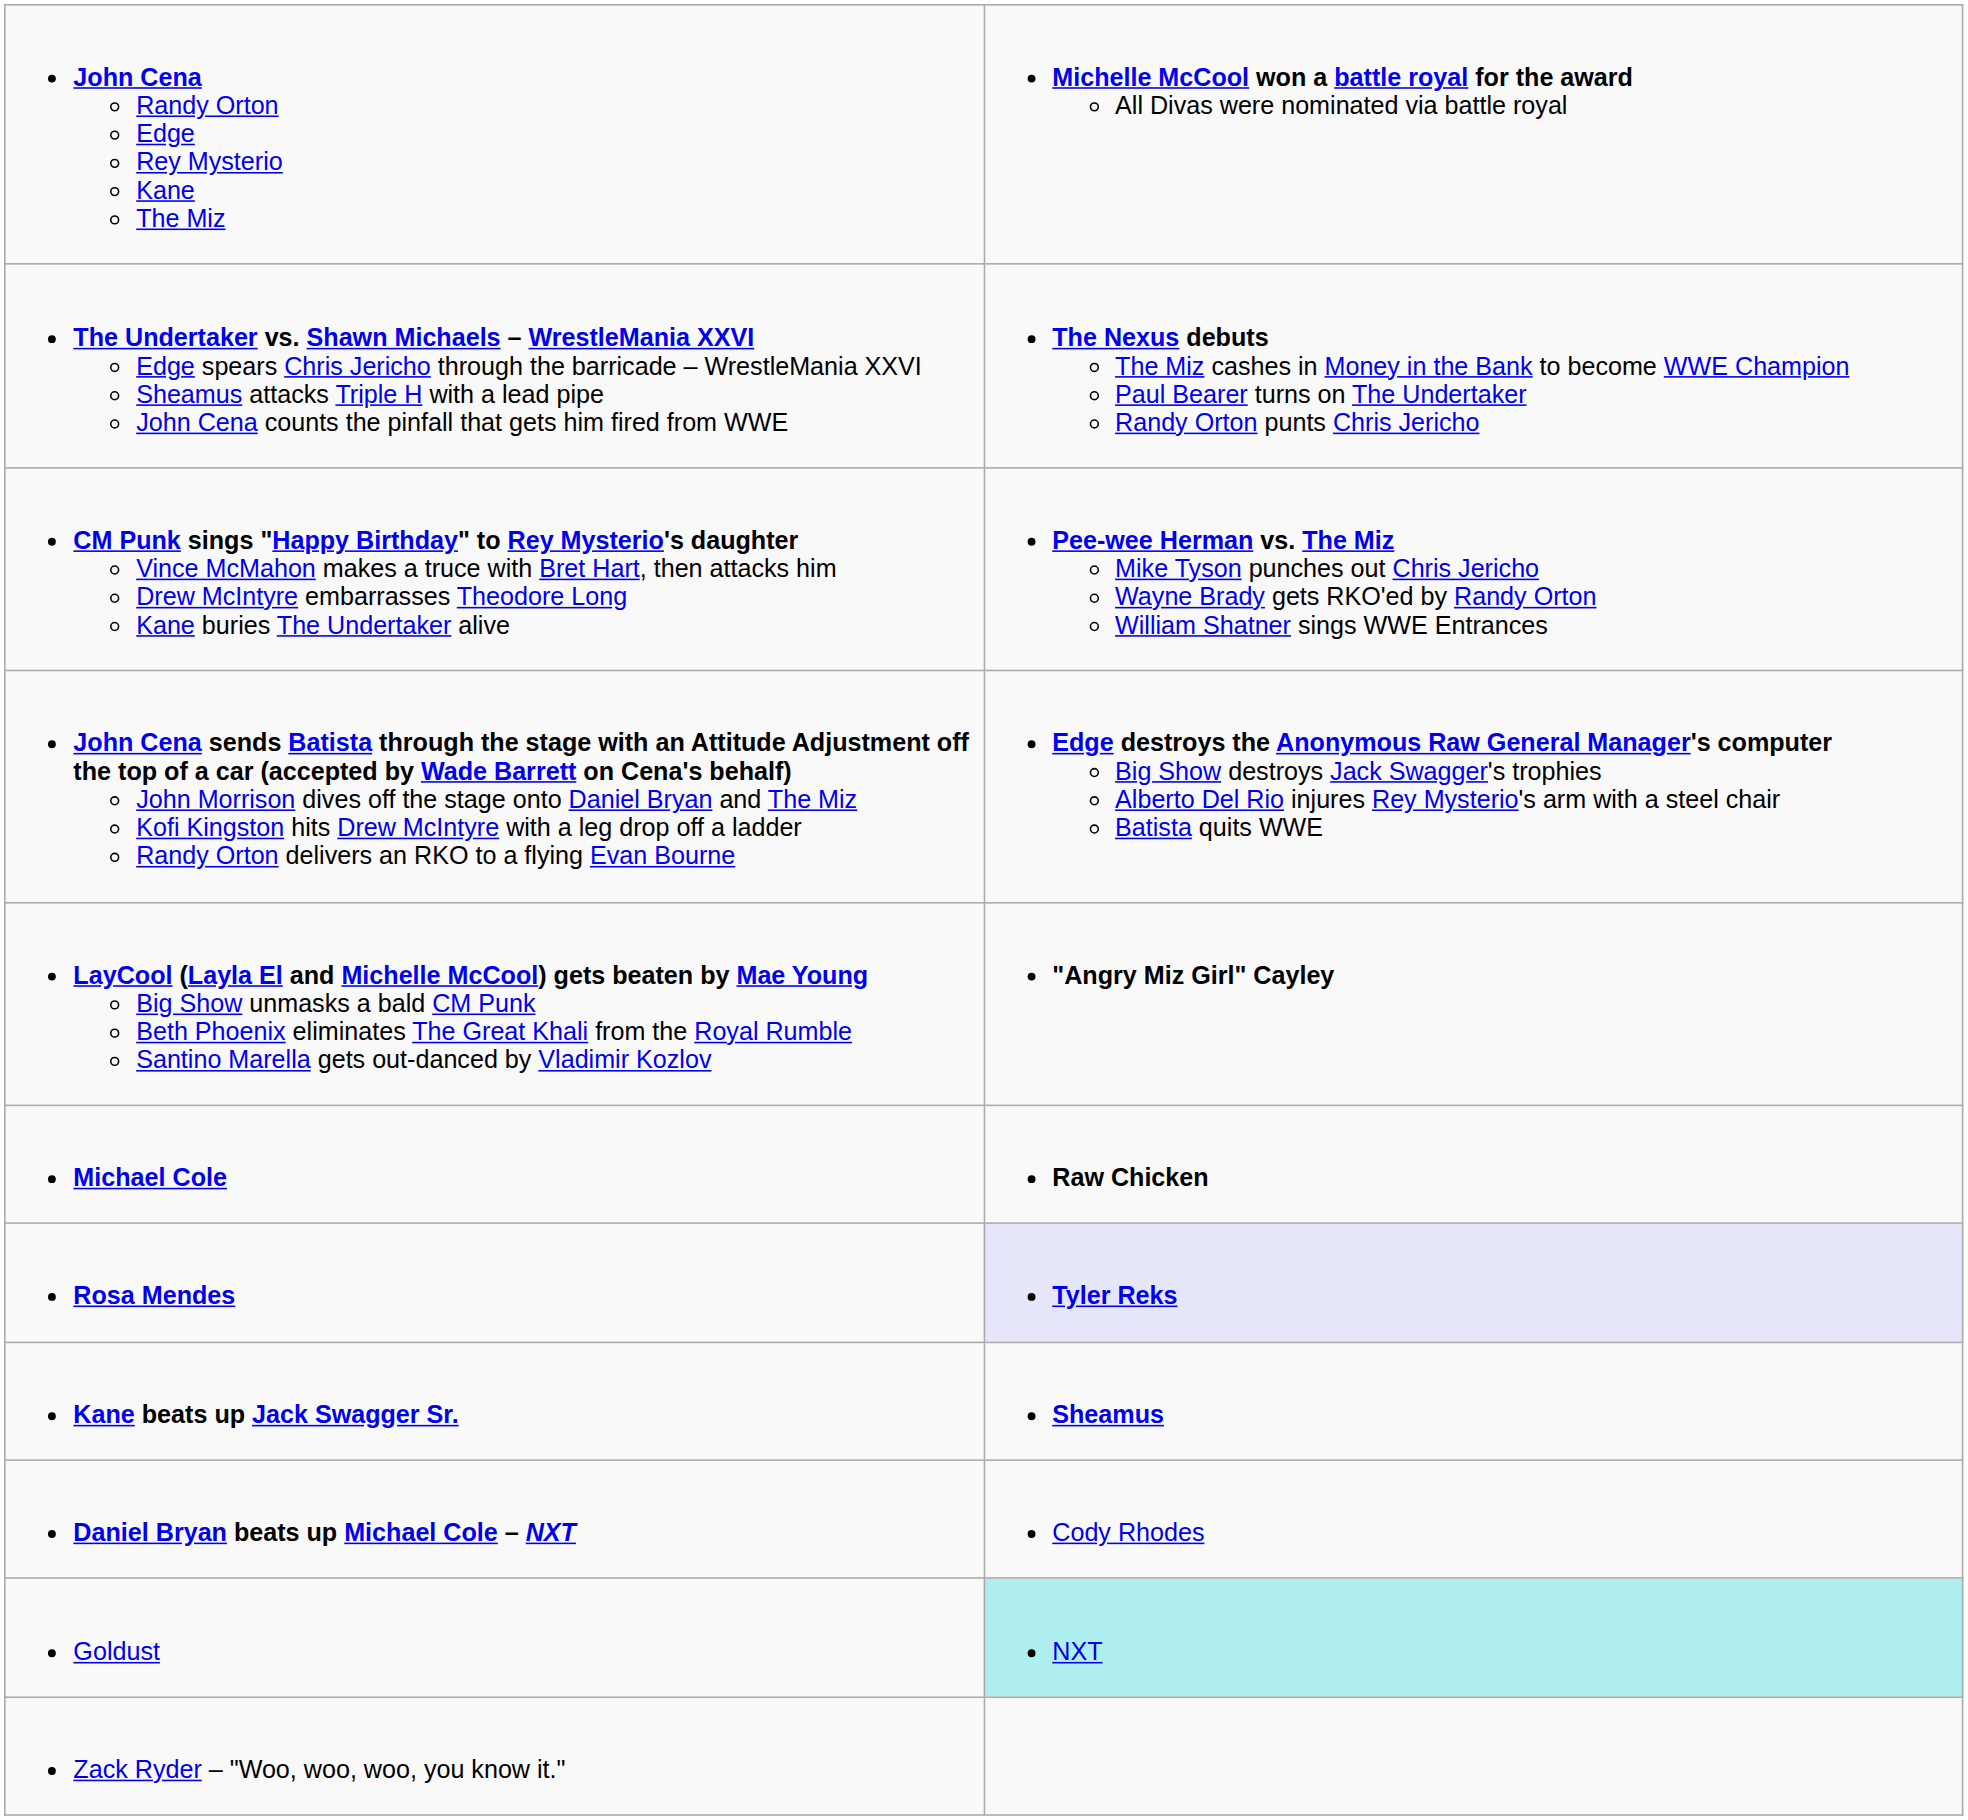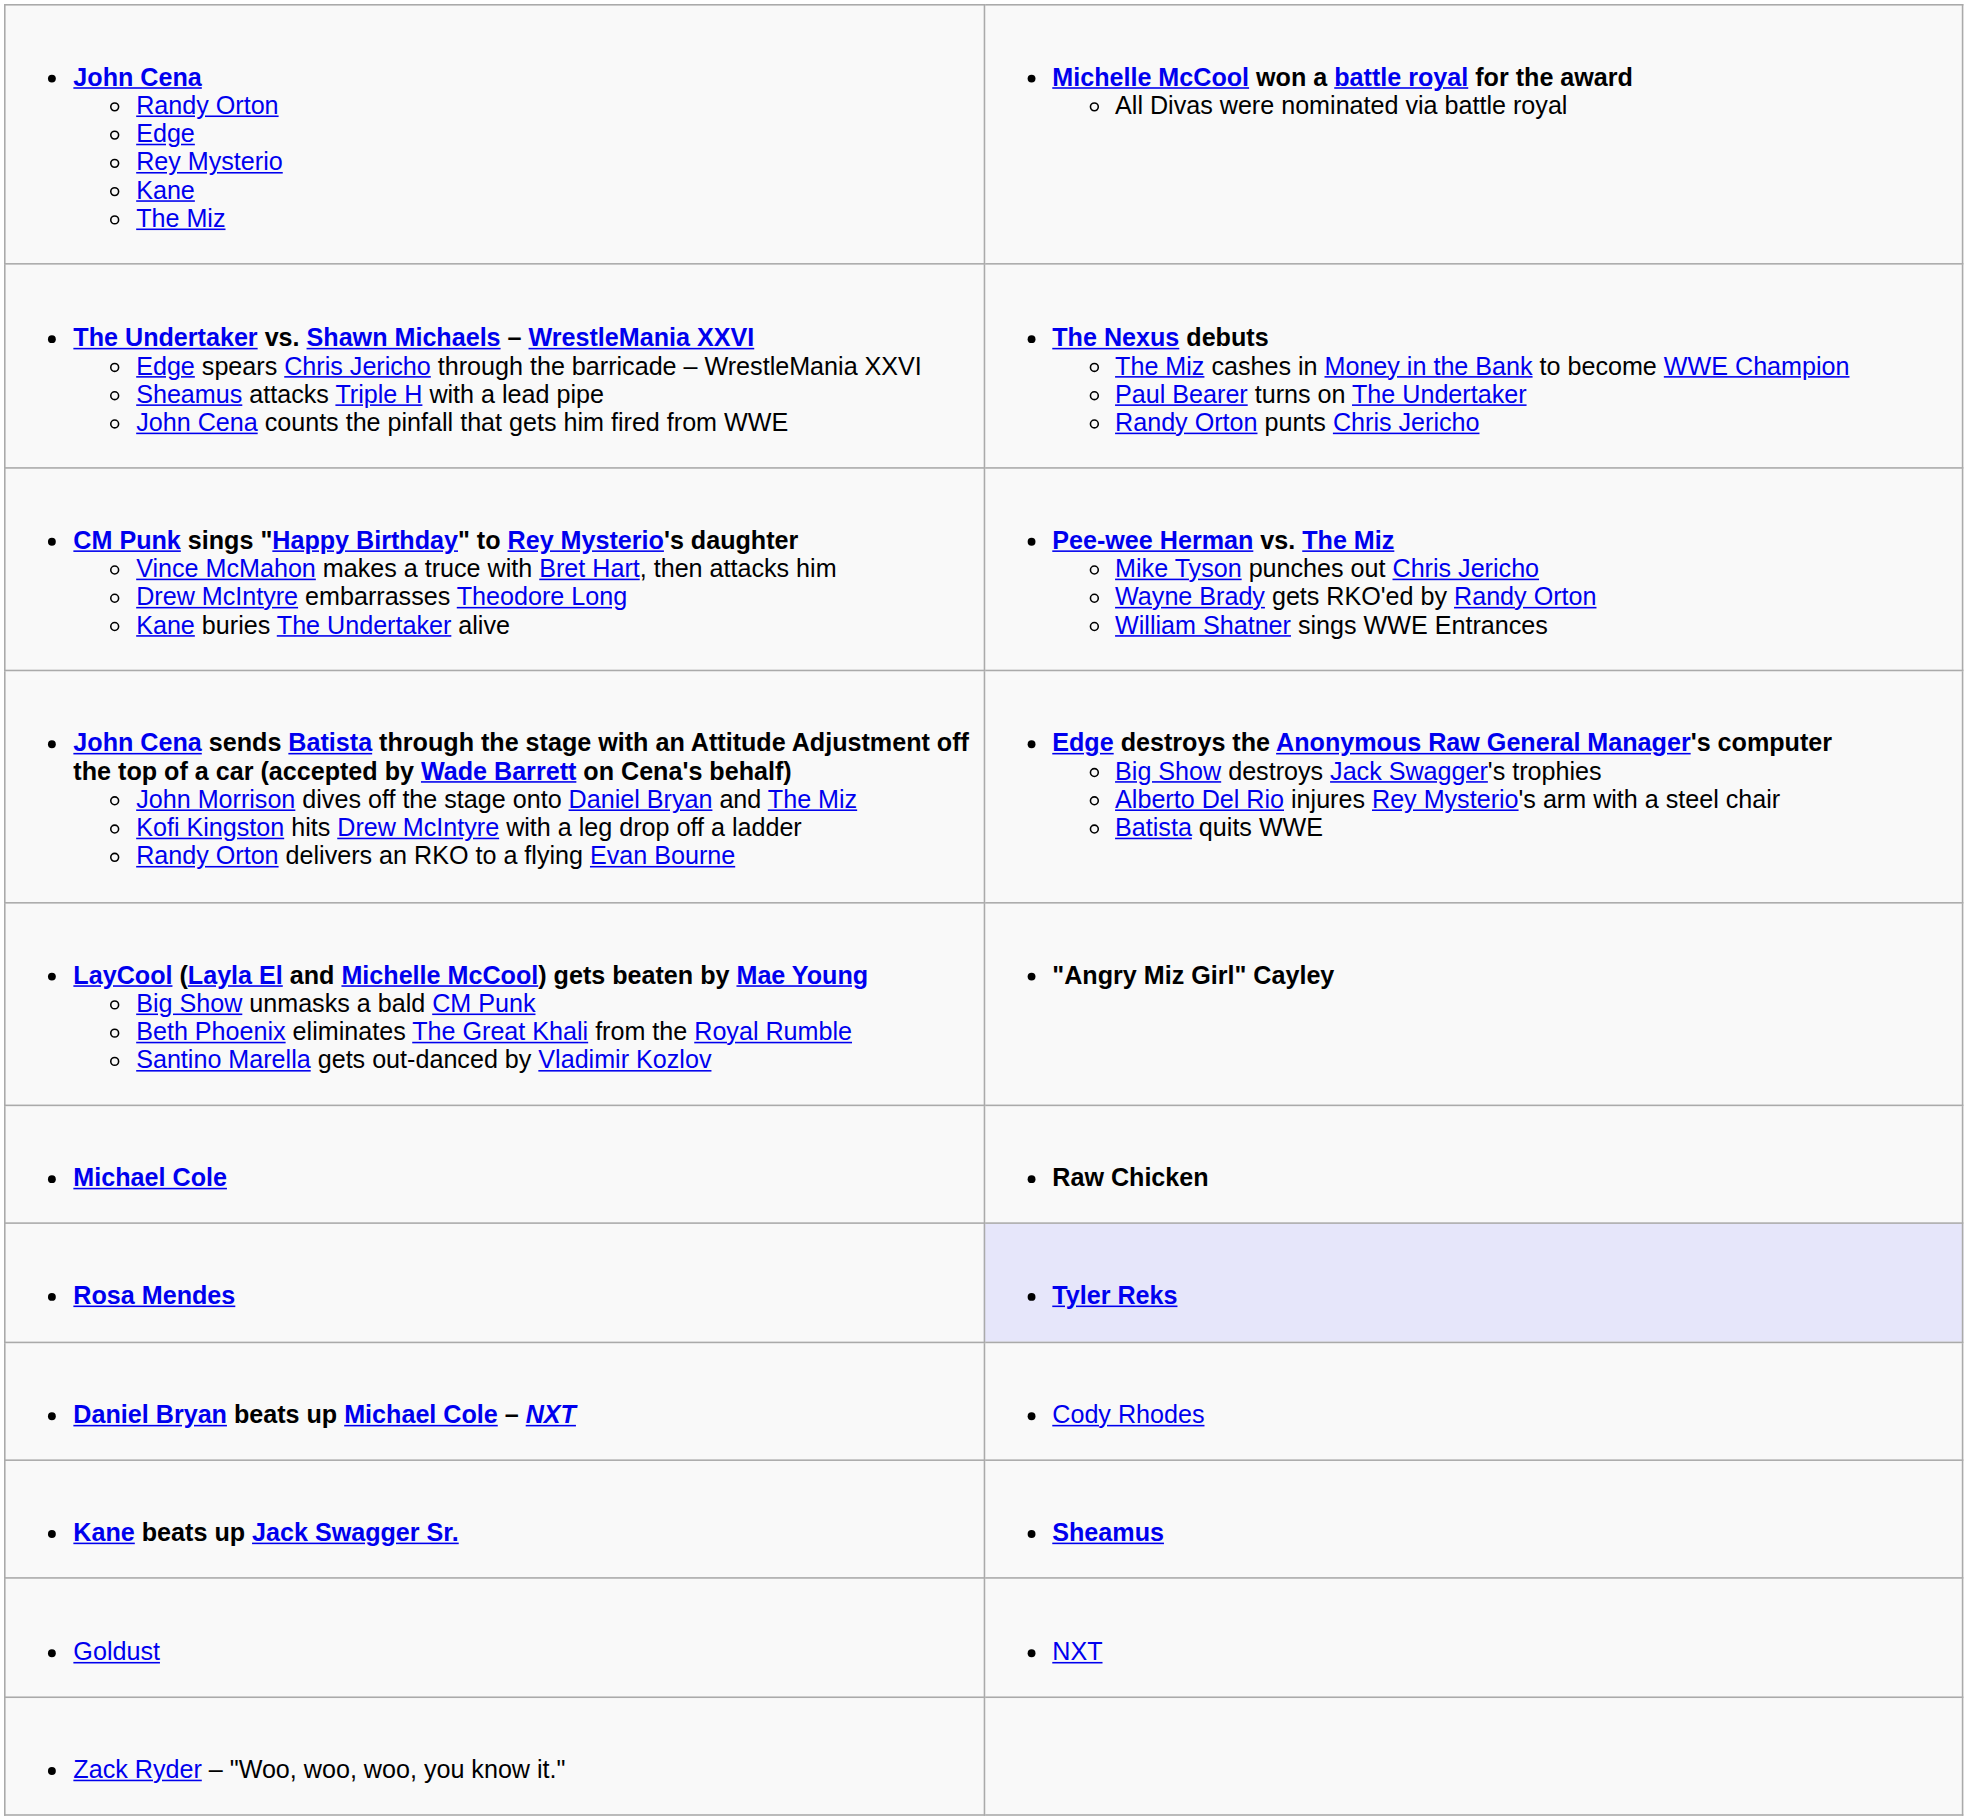rows swapped: (494, 1415) <-> (494, 1533)
(1473, 1652) paleturquoise background -> (1473, 1652) no background
